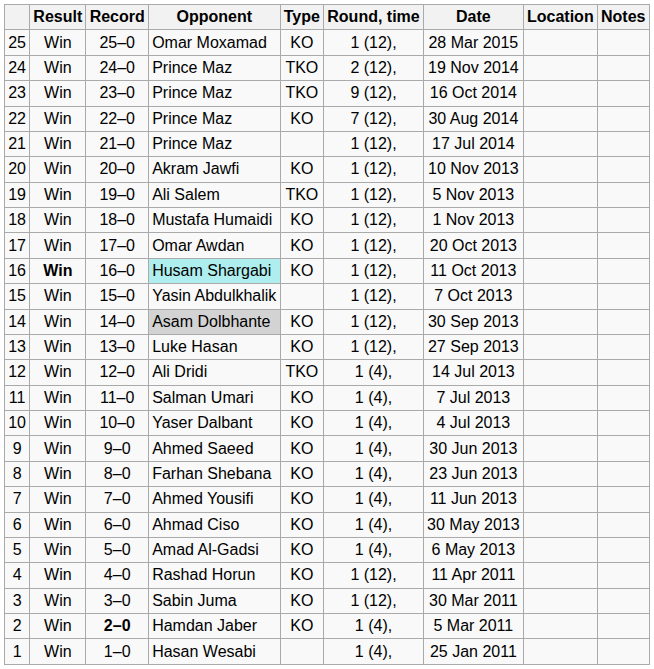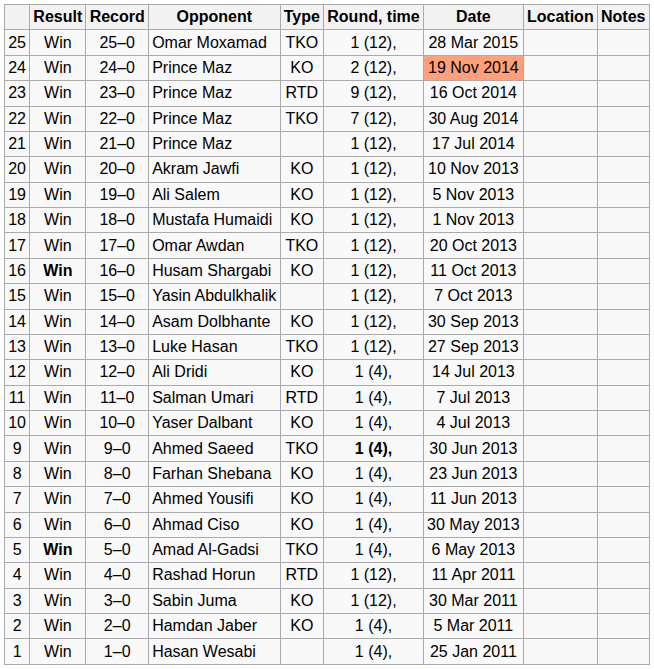(302, 42) KO -> (302, 42) TKO
(302, 67) TKO -> (302, 67) KO
(473, 67) no background -> (473, 67) lightsalmon background
(302, 93) TKO -> (302, 93) RTD
(302, 118) KO -> (302, 118) TKO
(302, 194) TKO -> (302, 194) KO
(302, 245) KO -> (302, 245) TKO
(212, 270) paleturquoise background -> (212, 270) no background
(211, 321) lightgrey background -> (211, 321) no background
(302, 347) KO -> (302, 347) TKO
(302, 372) TKO -> (302, 372) KO
(302, 397) KO -> (302, 397) RTD
(302, 448) KO -> (302, 448) TKO
(374, 448) normal -> (374, 448) bold
(58, 550) normal -> (58, 550) bold
(302, 550) KO -> (302, 550) TKO
(302, 575) KO -> (302, 575) RTD
(117, 626) bold -> (117, 626) normal
